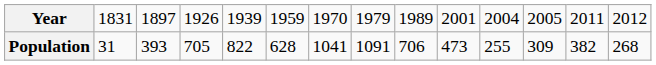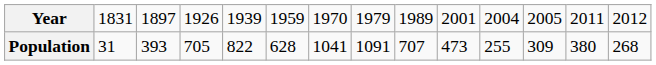(412, 45) 706 -> (412, 45) 707
(583, 45) 382 -> (583, 45) 380
